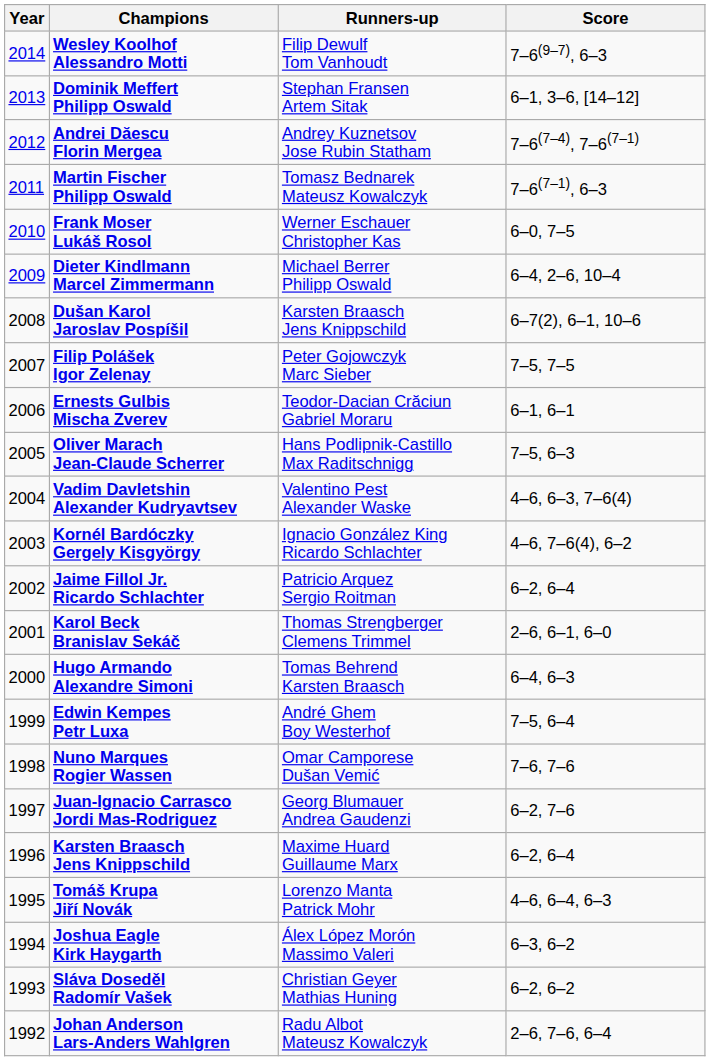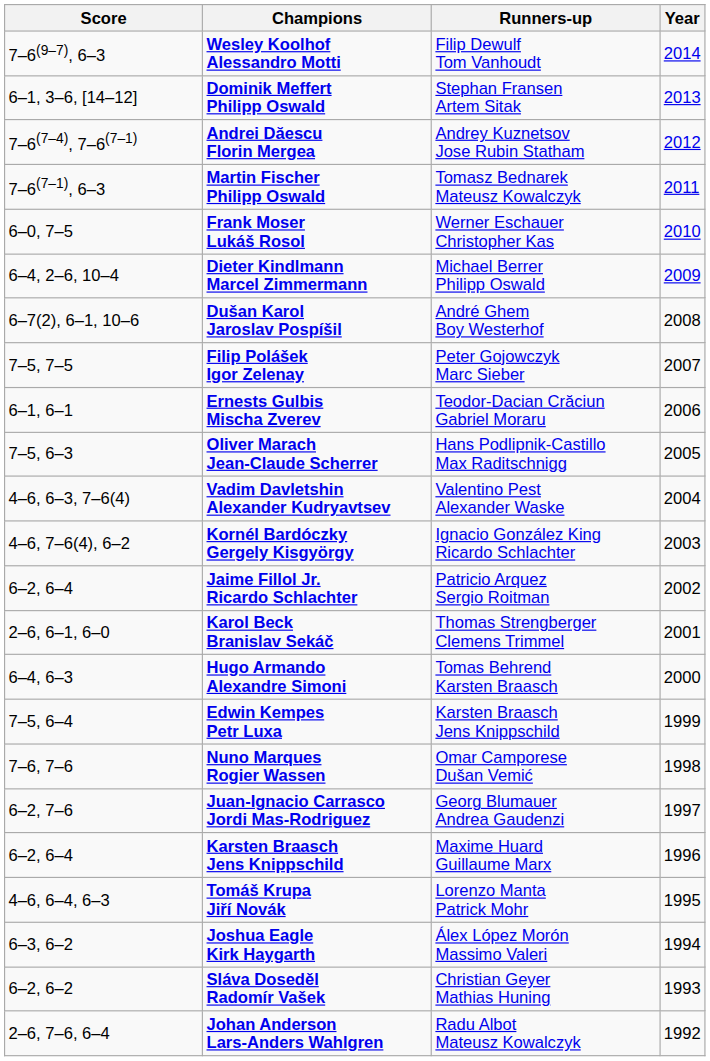columns swapped: (27, 18) <-> (605, 18)
(344, 321) Karsten Braasch Jens Knippschild -> (490, 321) André Ghem Boy Westerhof
(336, 722) André Ghem Boy Westerhof -> (497, 722) Karsten Braasch Jens Knippschild
